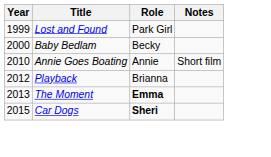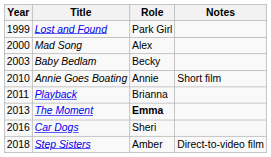+ row: (58, 45)
(18, 45) 2000 -> (18, 62) 2003
(18, 78) 2012 -> (18, 95) 2011
(18, 111) 2015 -> (18, 128) 2016
(145, 111) bold -> (144, 128) normal
+ row: (63, 144)
